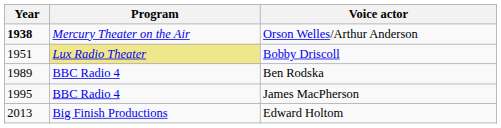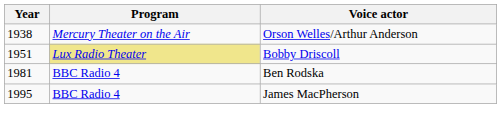(20, 34) bold -> (20, 34) normal
(20, 73) 1989 -> (20, 73) 1981
- row: (303, 113)
